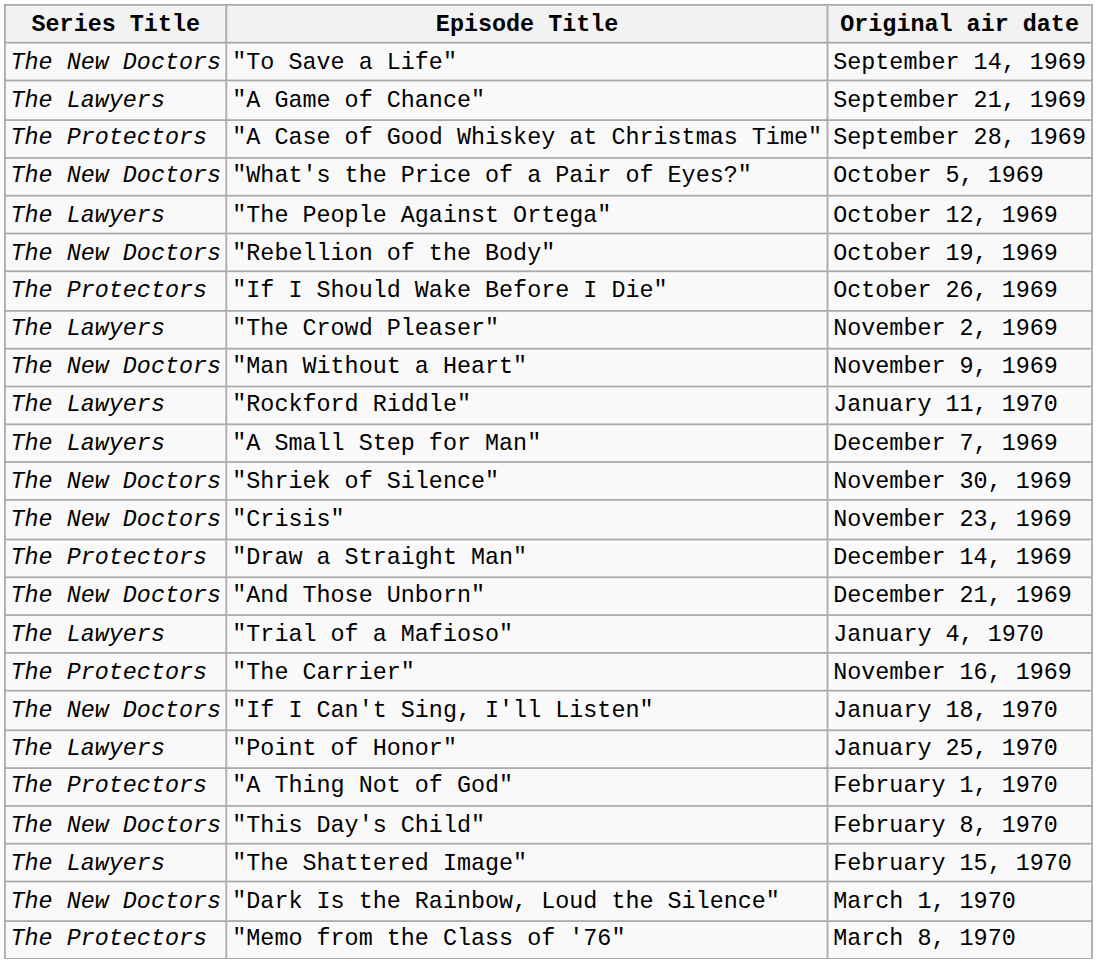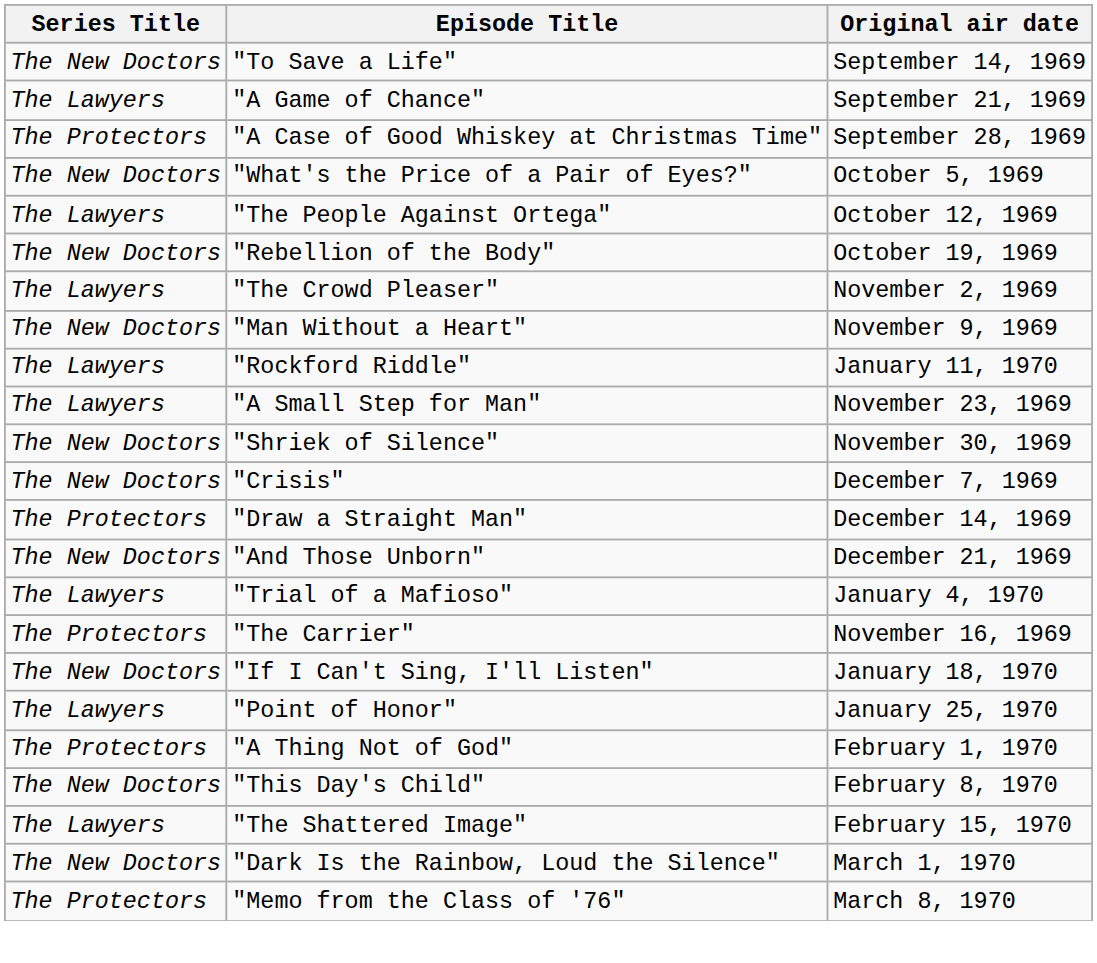- row: (450, 291)
(946, 443) December 7, 1969 -> (953, 405) November 23, 1969
(953, 520) November 23, 1969 -> (946, 482) December 7, 1969
